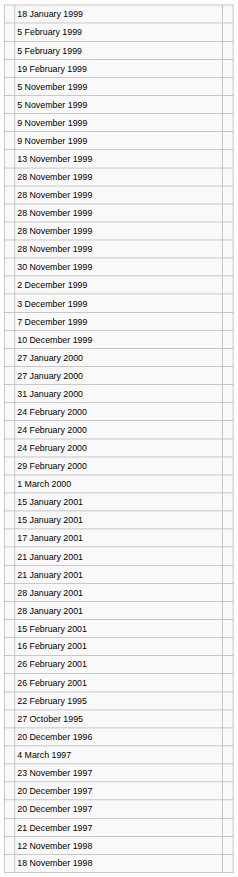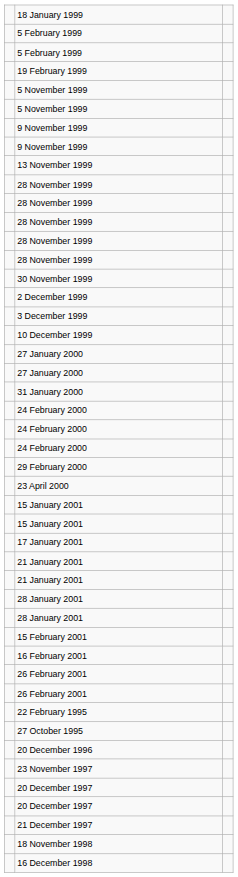- row: (10, 321)
- row: (10, 484)
+ row: (10, 486)
- row: (10, 755)
- row: (10, 845)
+ row: (10, 863)
